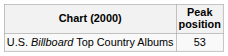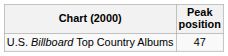(200, 42) 53 -> (200, 42) 47
